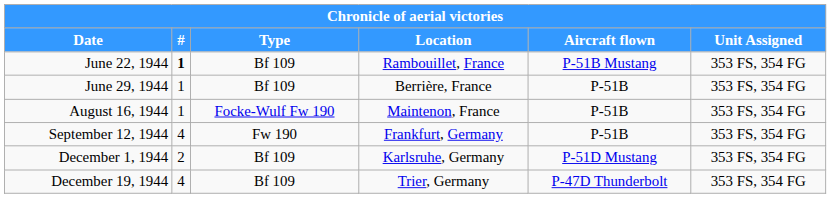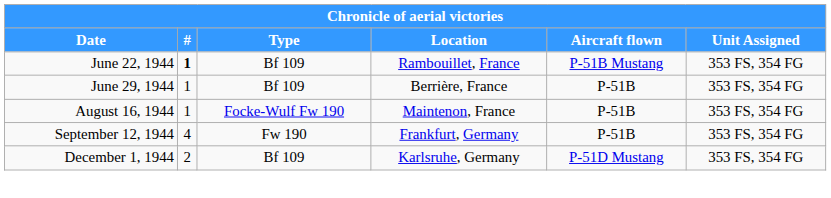- row: (110, 181)
